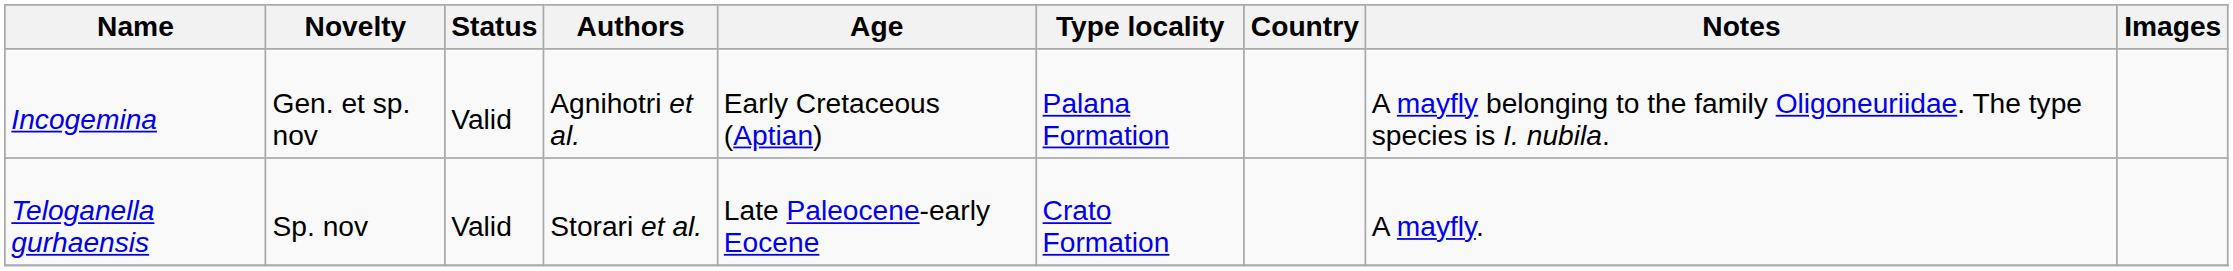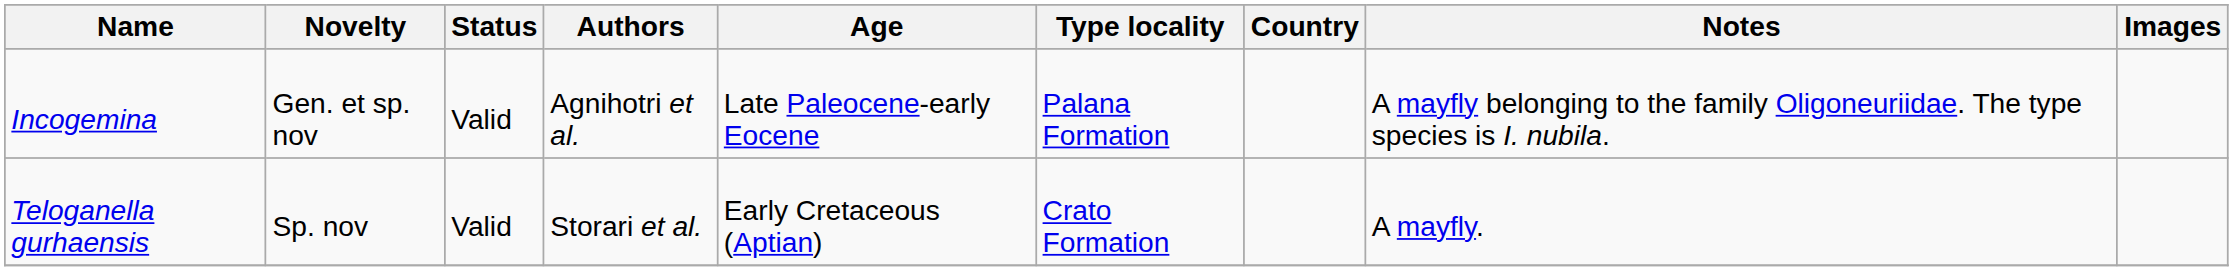(832, 119) Early Cretaceous (Aptian) -> (857, 119) Late Paleocene-early Eocene
(857, 227) Late Paleocene-early Eocene -> (832, 227) Early Cretaceous (Aptian)
